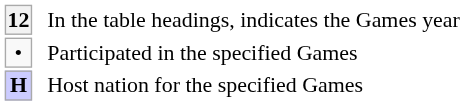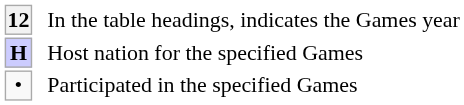rows swapped: (202, 52) <-> (205, 85)
